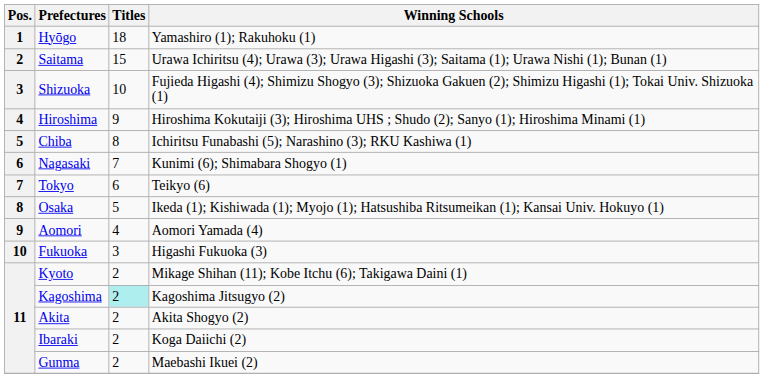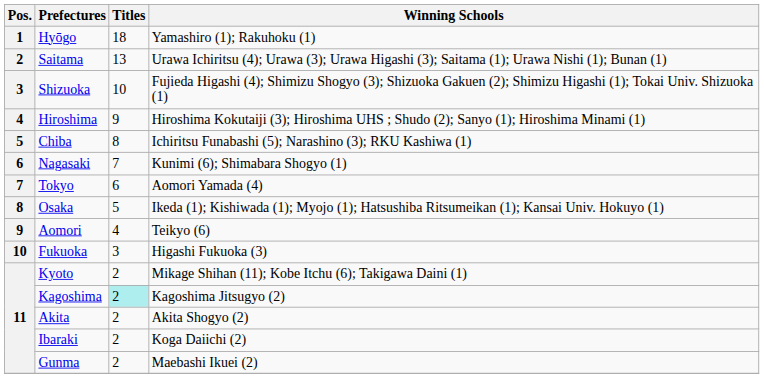(119, 59) 15 -> (119, 59) 13
(181, 185) Teikyo (6) -> (207, 185) Aomori Yamada (4)
(207, 229) Aomori Yamada (4) -> (181, 229) Teikyo (6)
